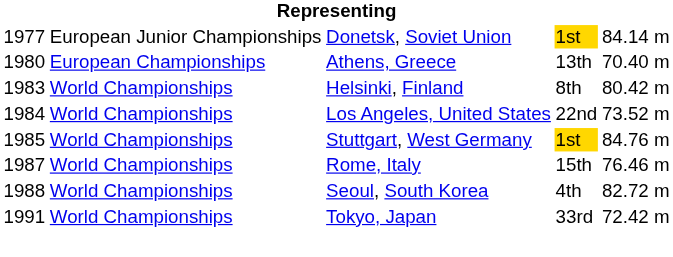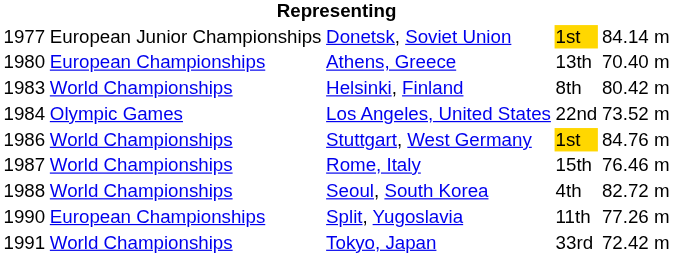(141, 113) World Championships -> (116, 113) Olympic Games
(24, 139) 1985 -> (24, 139) 1986
+ row: (395, 216)
